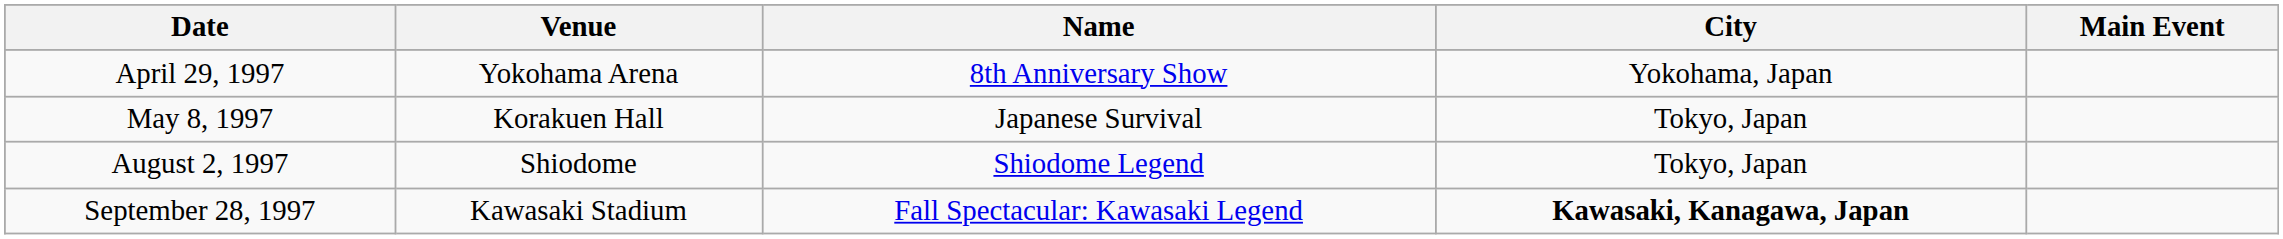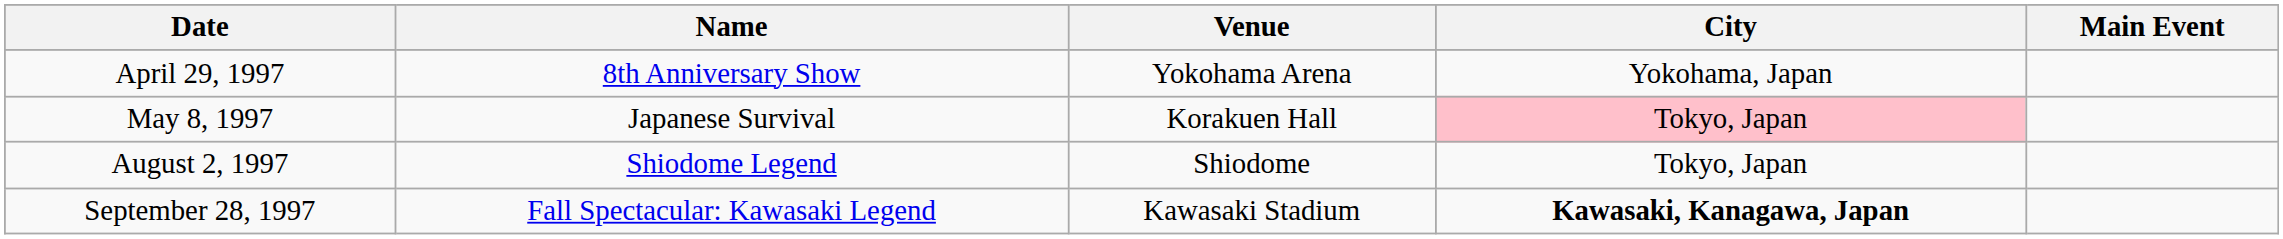columns swapped: (1099, 27) <-> (578, 27)
(1731, 118) no background -> (1731, 118) pink background
